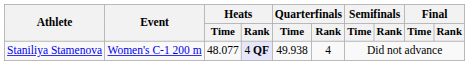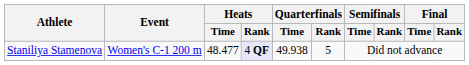(223, 51) 48.077 -> (223, 51) 48.477
(328, 51) 4 -> (328, 51) 5
